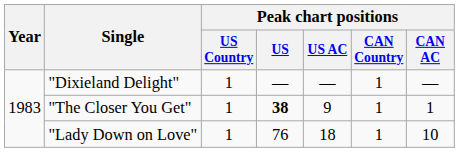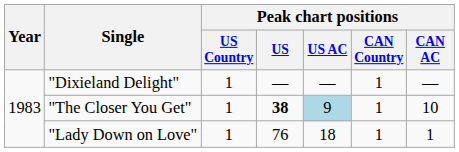(327, 108) no background -> (327, 108) lightblue background
(430, 108) 1 -> (430, 108) 10
(430, 134) 10 -> (430, 134) 1
